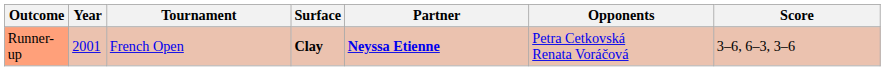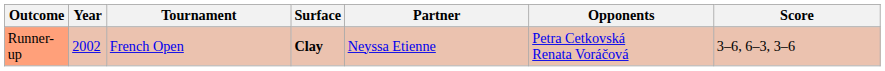(86, 46) 2001 -> (86, 46) 2002
(394, 46) bold -> (392, 46) normal
